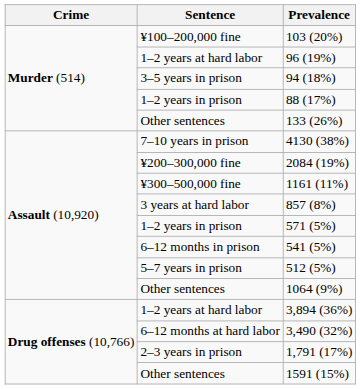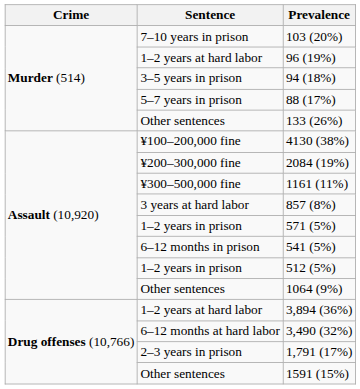(191, 36) ¥100–200,000 fine -> (194, 36) 7–10 years in prison
(191, 99) 1–2 years in prison -> (191, 99) 5–7 years in prison
(194, 141) 7–10 years in prison -> (191, 141) ¥100–200,000 fine
(191, 268) 5–7 years in prison -> (191, 268) 1–2 years in prison
